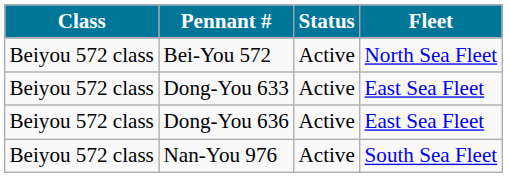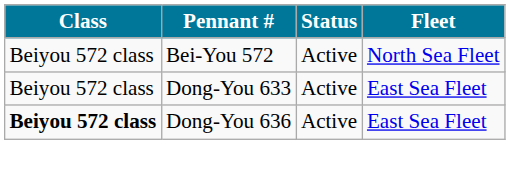(82, 121) normal -> (83, 121) bold
- row: (220, 155)
